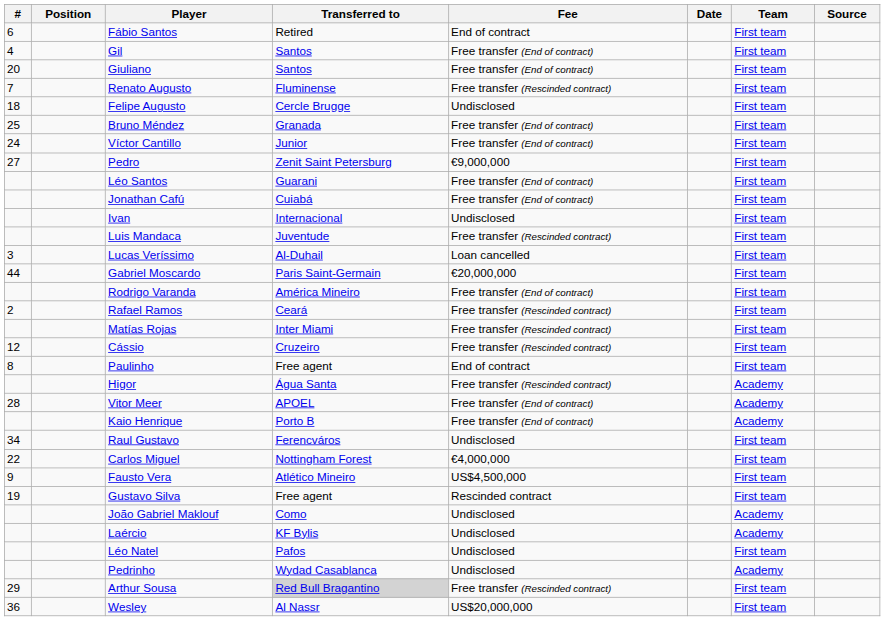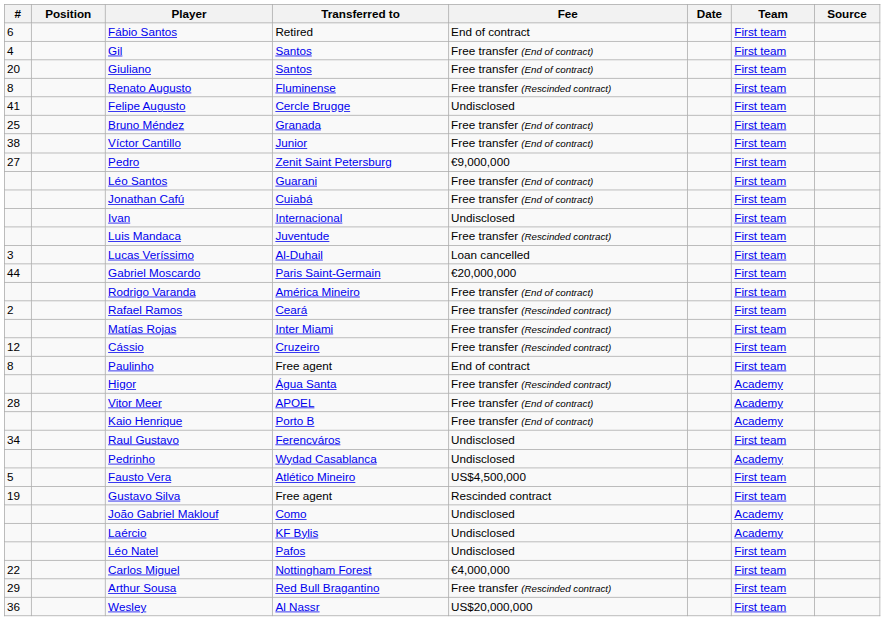(10, 88) 7 -> (10, 88) 8
(14, 106) 18 -> (14, 106) 41
(14, 144) 24 -> (14, 144) 38
rows swapped: (144, 459) <-> (132, 570)
(10, 477) 9 -> (10, 477) 5
(327, 588) lightgrey background -> (327, 588) no background
